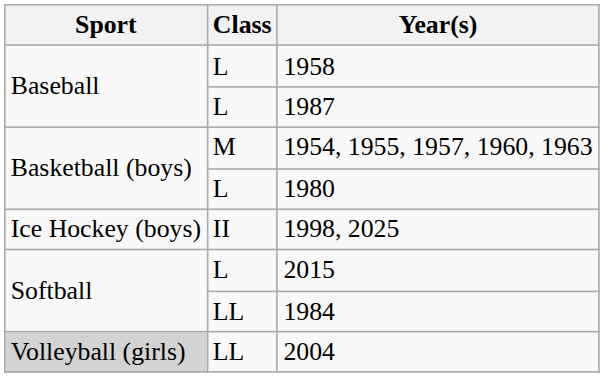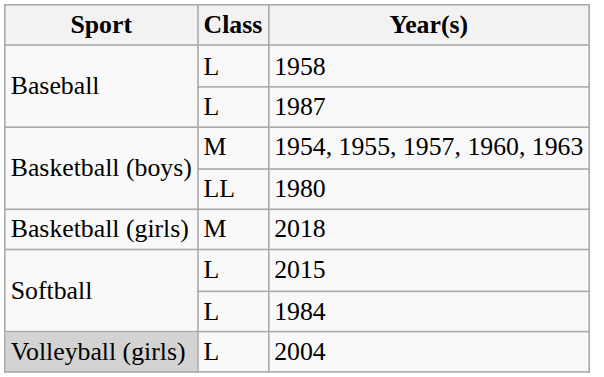(221, 188) L -> (219, 188) LL
+ row: (300, 229)
- row: (341, 229)
(229, 310) LL -> (211, 310) L
(229, 351) LL -> (211, 351) L
